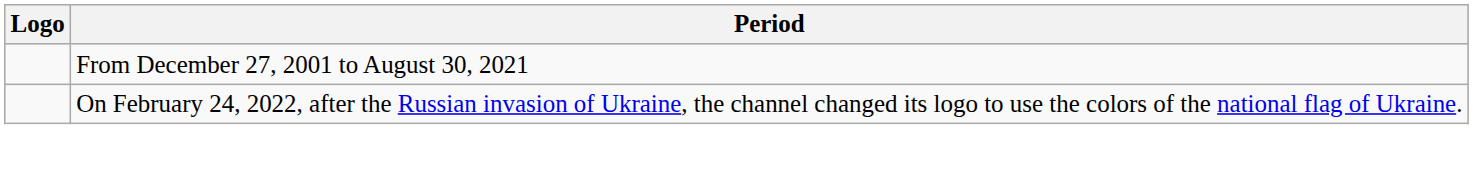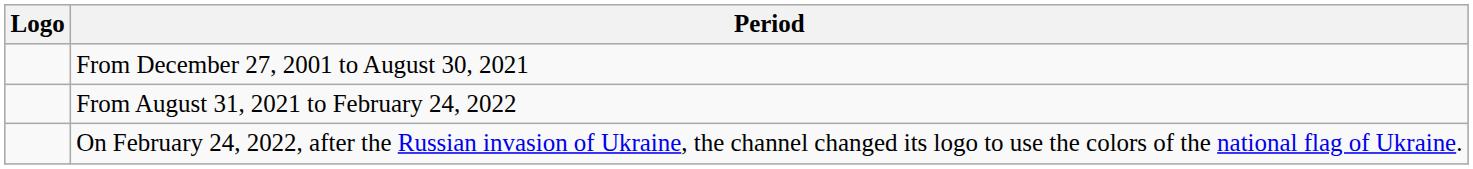+ row: (296, 103)
